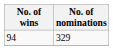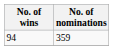(63, 38) 329 -> (63, 38) 359
